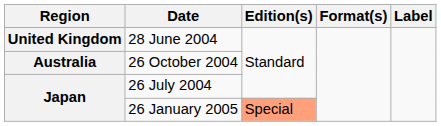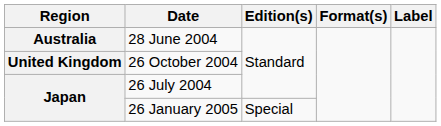(65, 39) United Kingdom -> (65, 39) Australia
(65, 62) Australia -> (65, 62) United Kingdom
(269, 109) lightsalmon background -> (269, 109) no background
